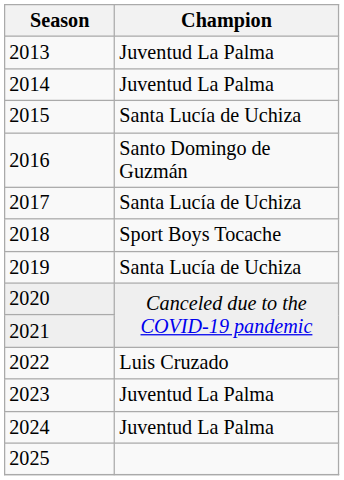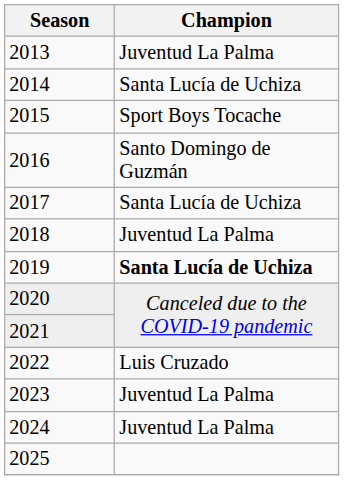(197, 84) Juventud La Palma -> (210, 84) Santa Lucía de Uchiza
(210, 116) Santa Lucía de Uchiza -> (200, 116) Sport Boys Tocache
(200, 235) Sport Boys Tocache -> (197, 235) Juventud La Palma
(210, 266) normal -> (216, 266) bold
